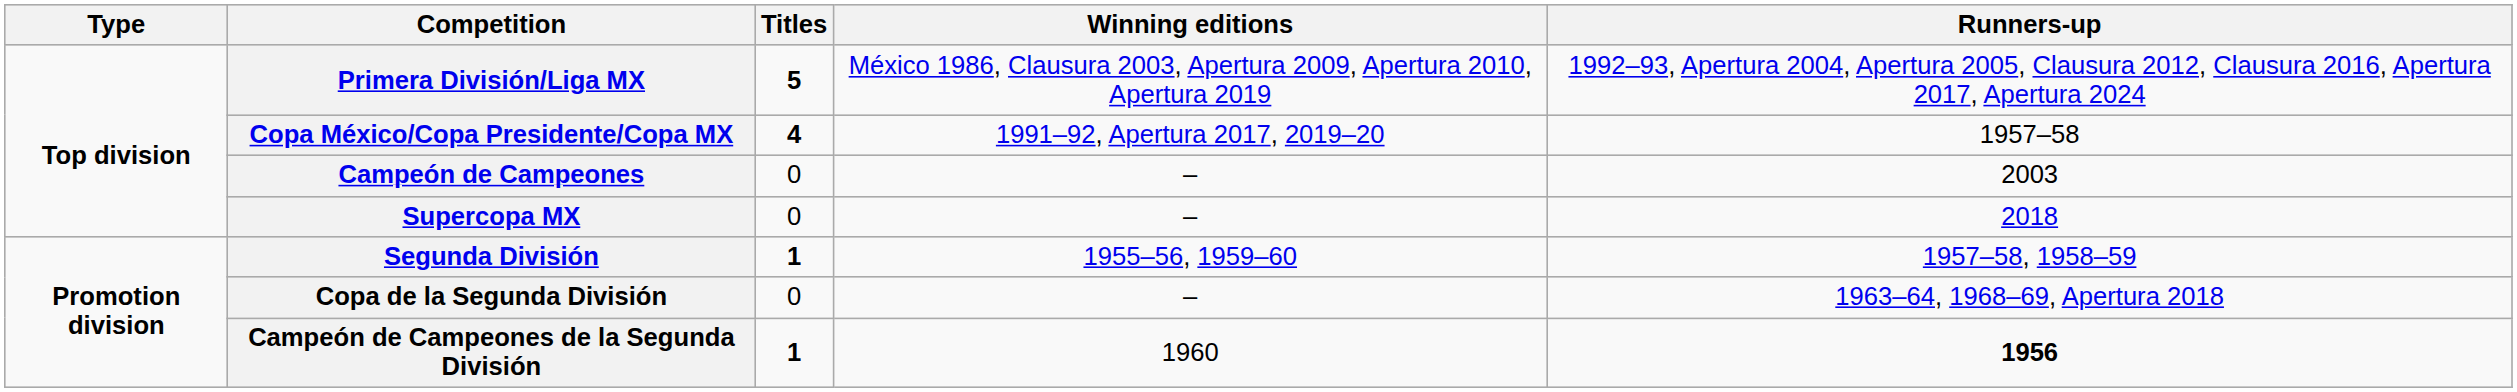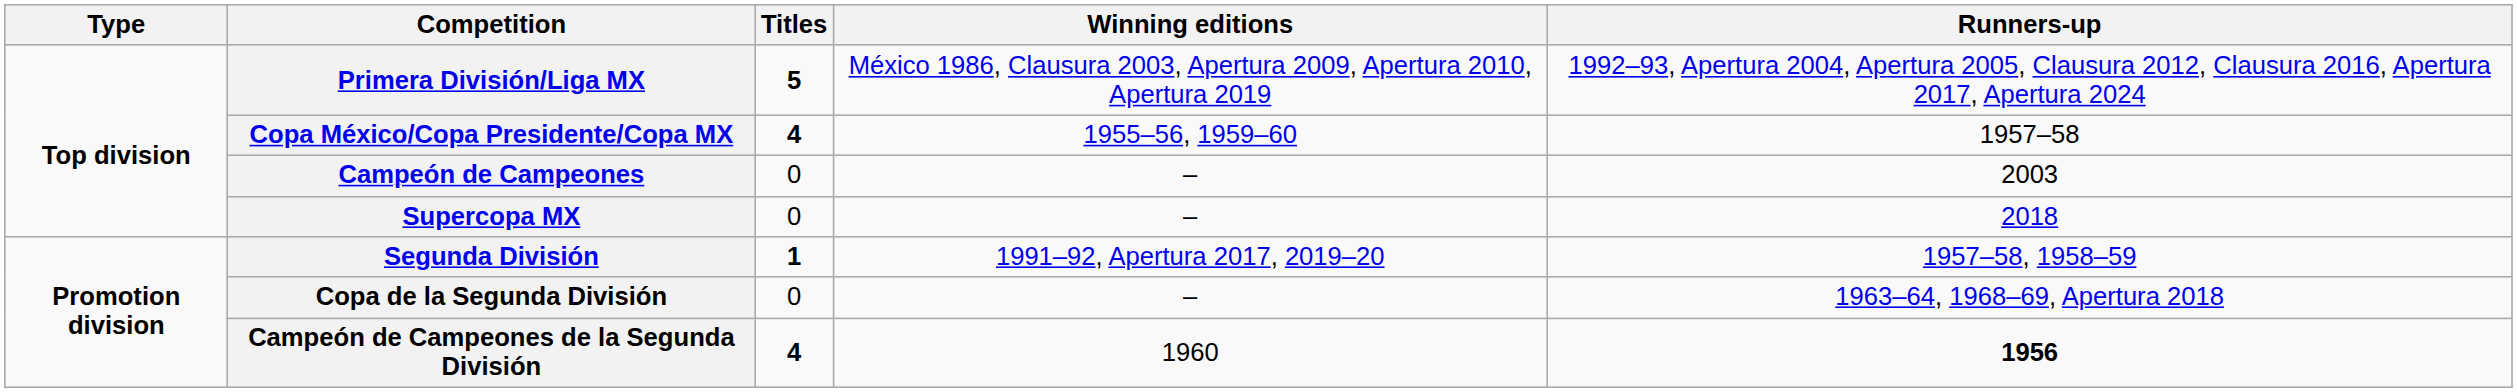(1190, 134) 1991–92, Apertura 2017, 2019–20 -> (1190, 134) 1955–56, 1959–60
(1190, 256) 1955–56, 1959–60 -> (1190, 256) 1991–92, Apertura 2017, 2019–20
(794, 352) 1 -> (794, 352) 4
